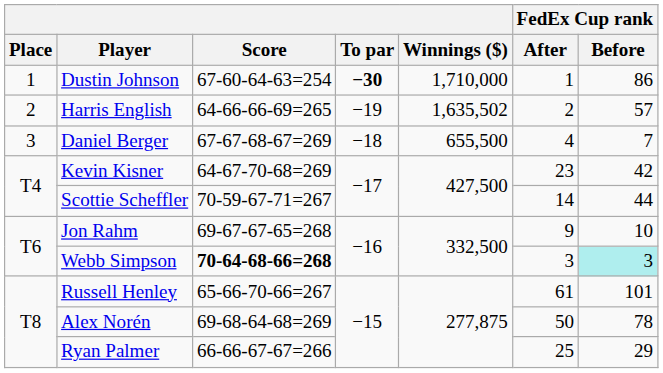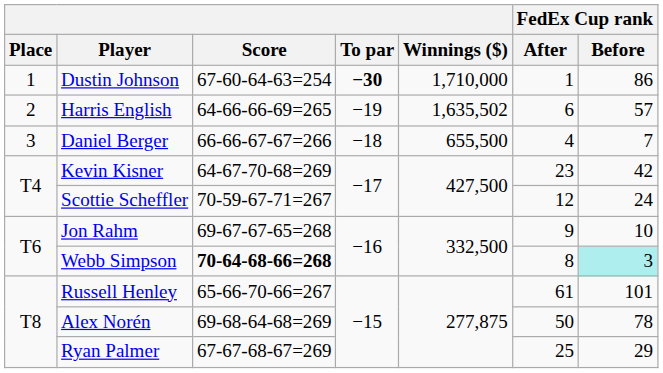(569, 110) 2 -> (569, 110) 6
(264, 140) 67-67-68-67=269 -> (264, 140) 66-66-67-67=266
(564, 200) 14 -> (564, 200) 12
(644, 200) 44 -> (644, 200) 24
(569, 261) 3 -> (569, 261) 8
(264, 351) 66-66-67-67=266 -> (264, 351) 67-67-68-67=269
